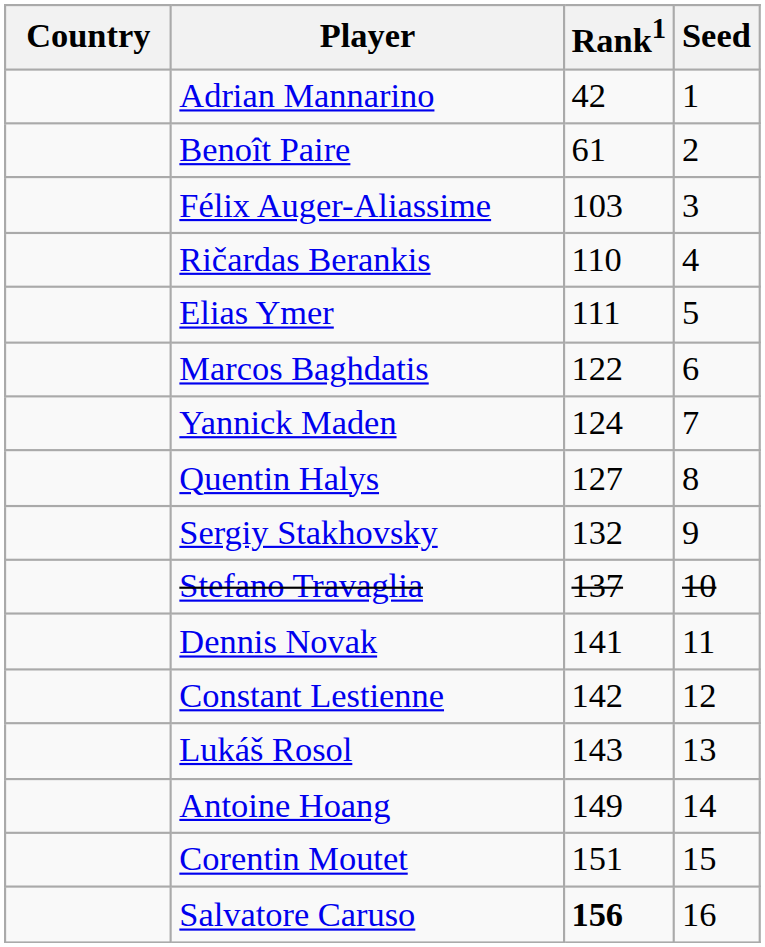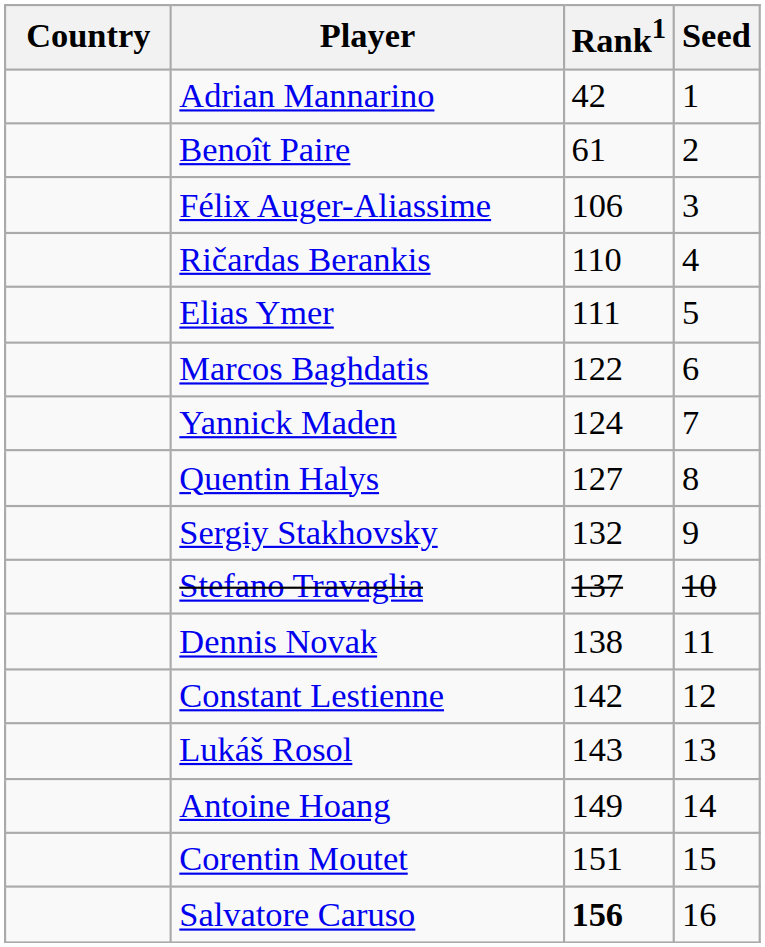(597, 204) 103 -> (597, 204) 106
(597, 641) 141 -> (597, 641) 138
